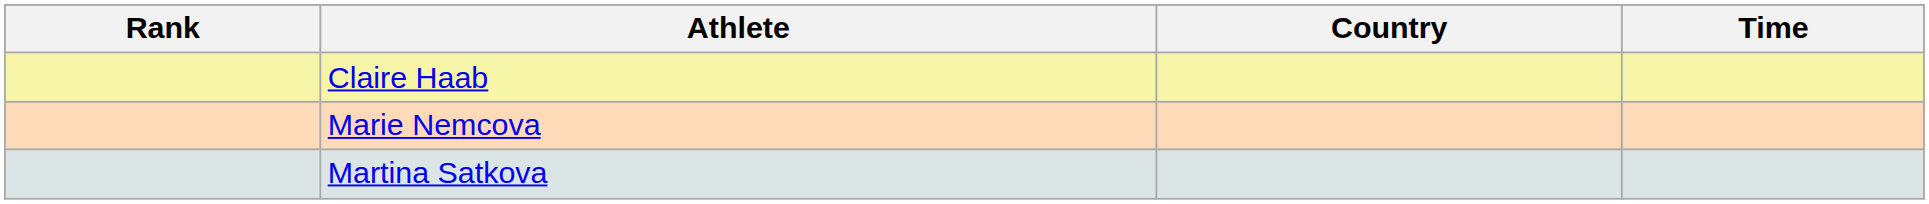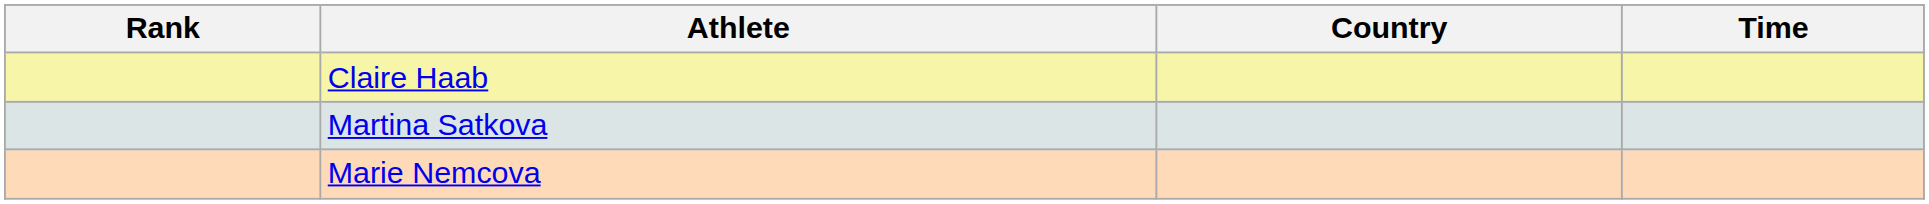rows swapped: (438, 173) <-> (434, 125)
